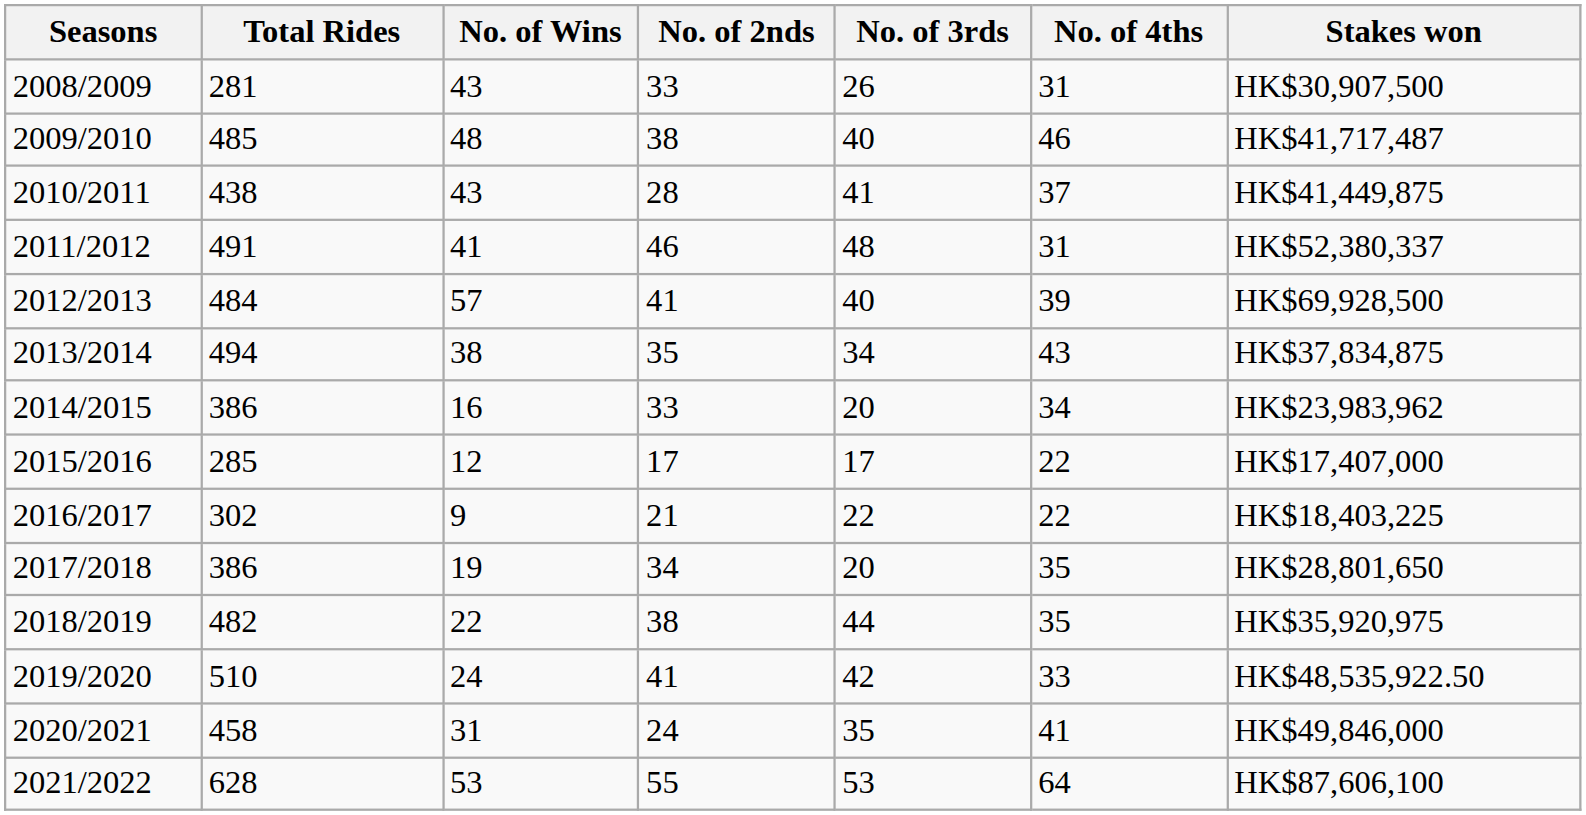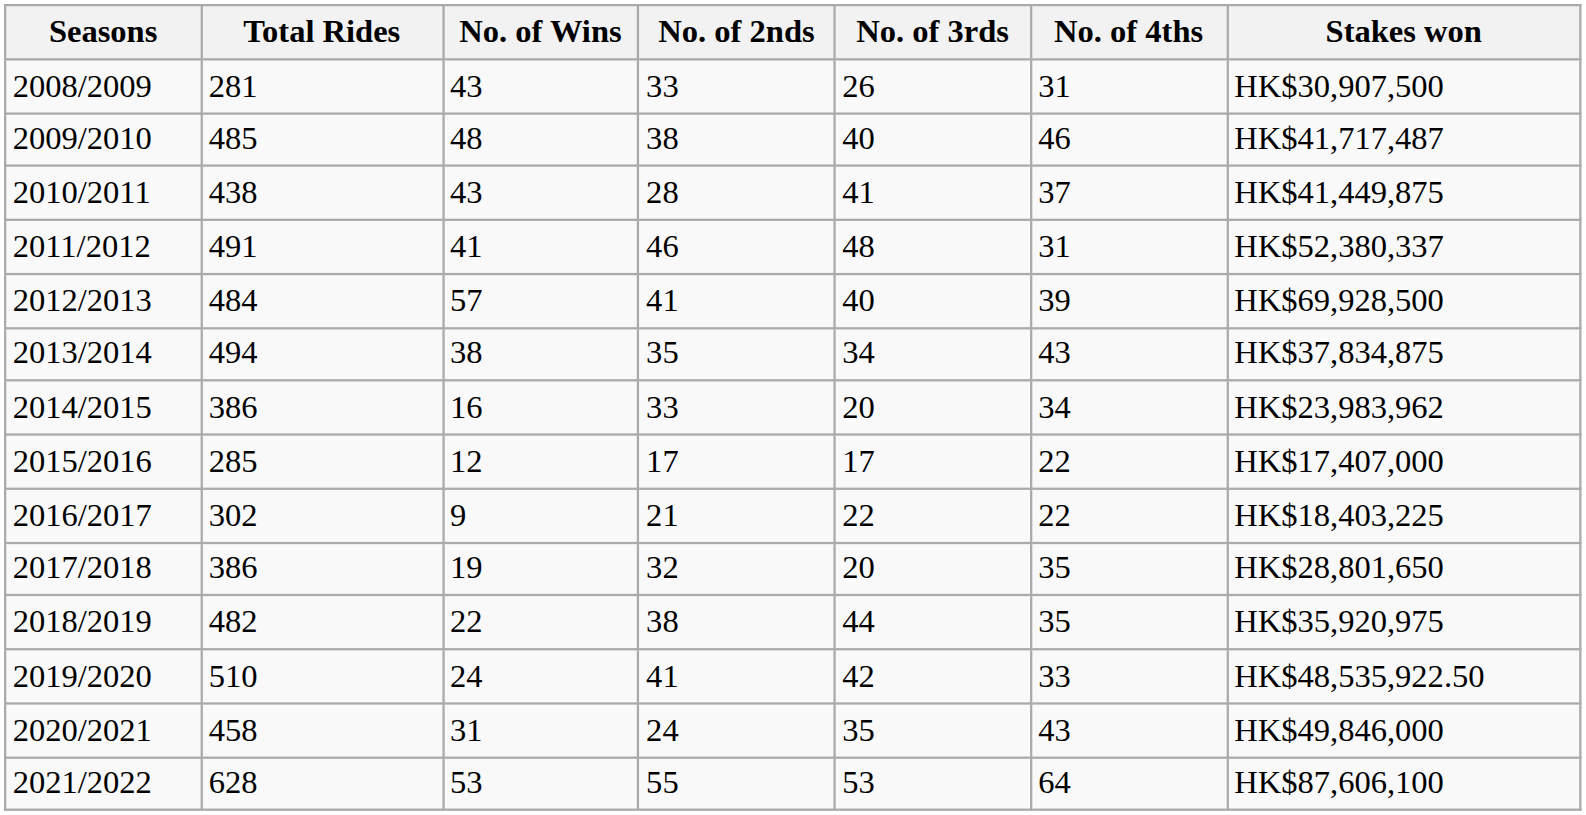(662, 568) 34 -> (662, 568) 32
(1054, 729) 41 -> (1054, 729) 43
